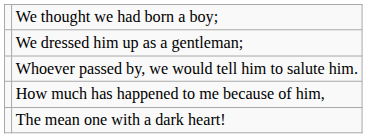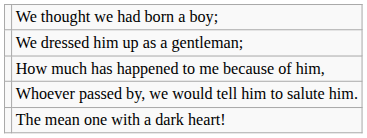rows swapped: (187, 68) <-> (170, 94)
